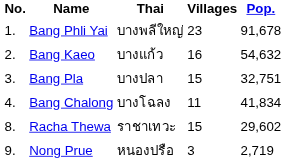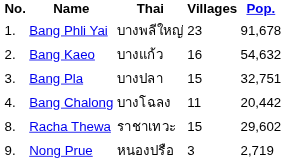(261, 102) 41,834 -> (261, 102) 20,442
